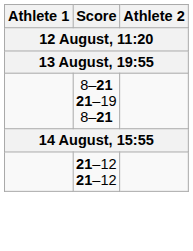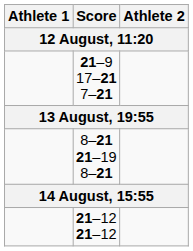+ row: (96, 78)
